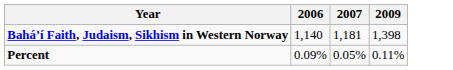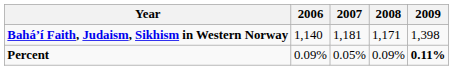+ column: (388, 14)
(388, 55) normal -> (428, 55) bold
